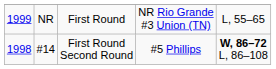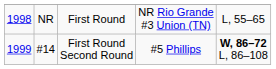(19, 19) 1999 -> (19, 19) 1998
(19, 49) 1998 -> (19, 49) 1999
